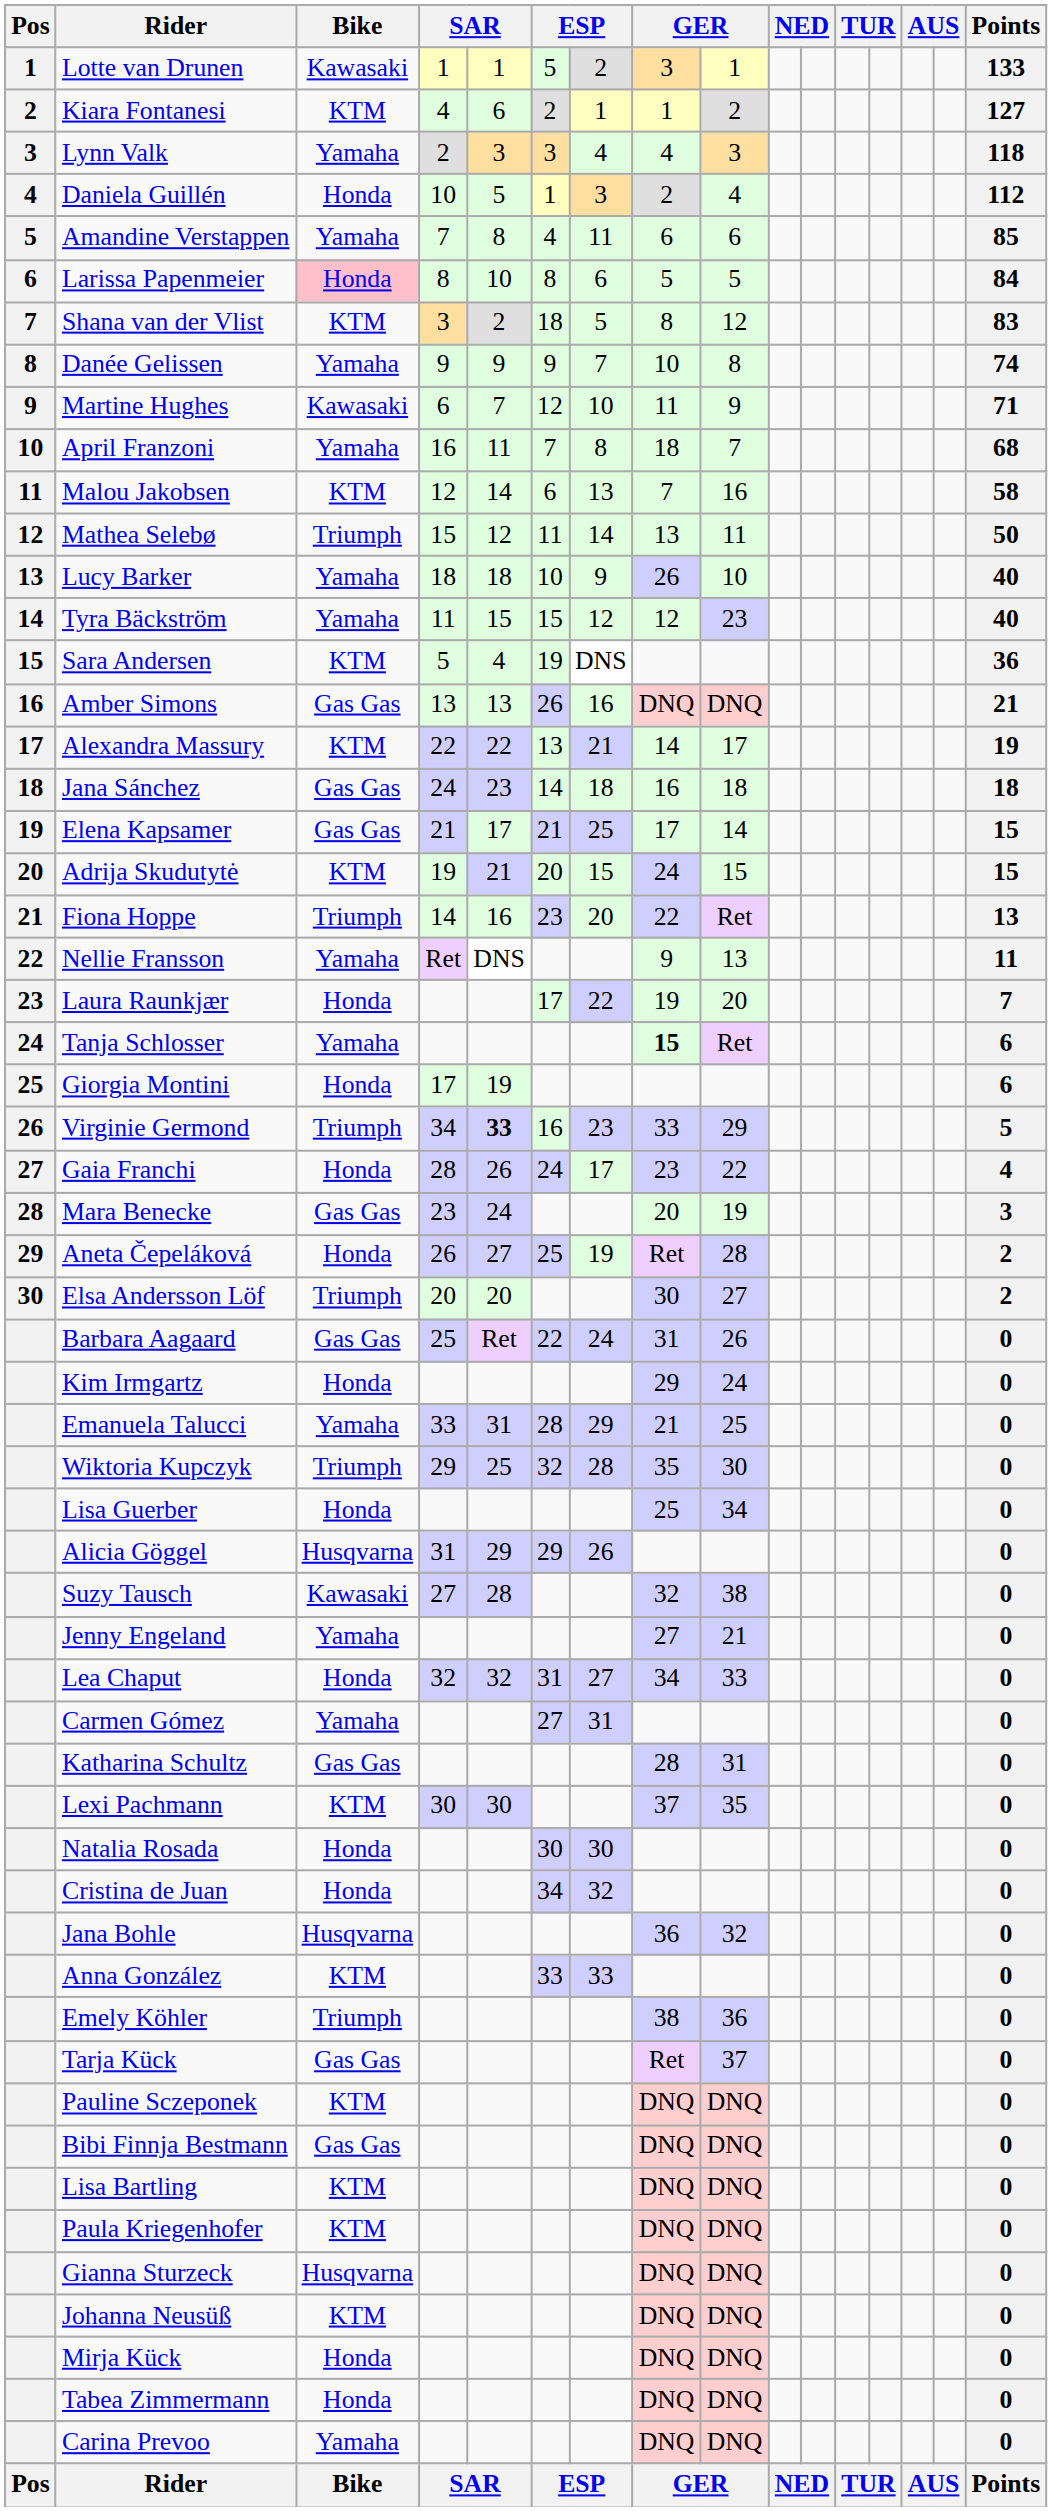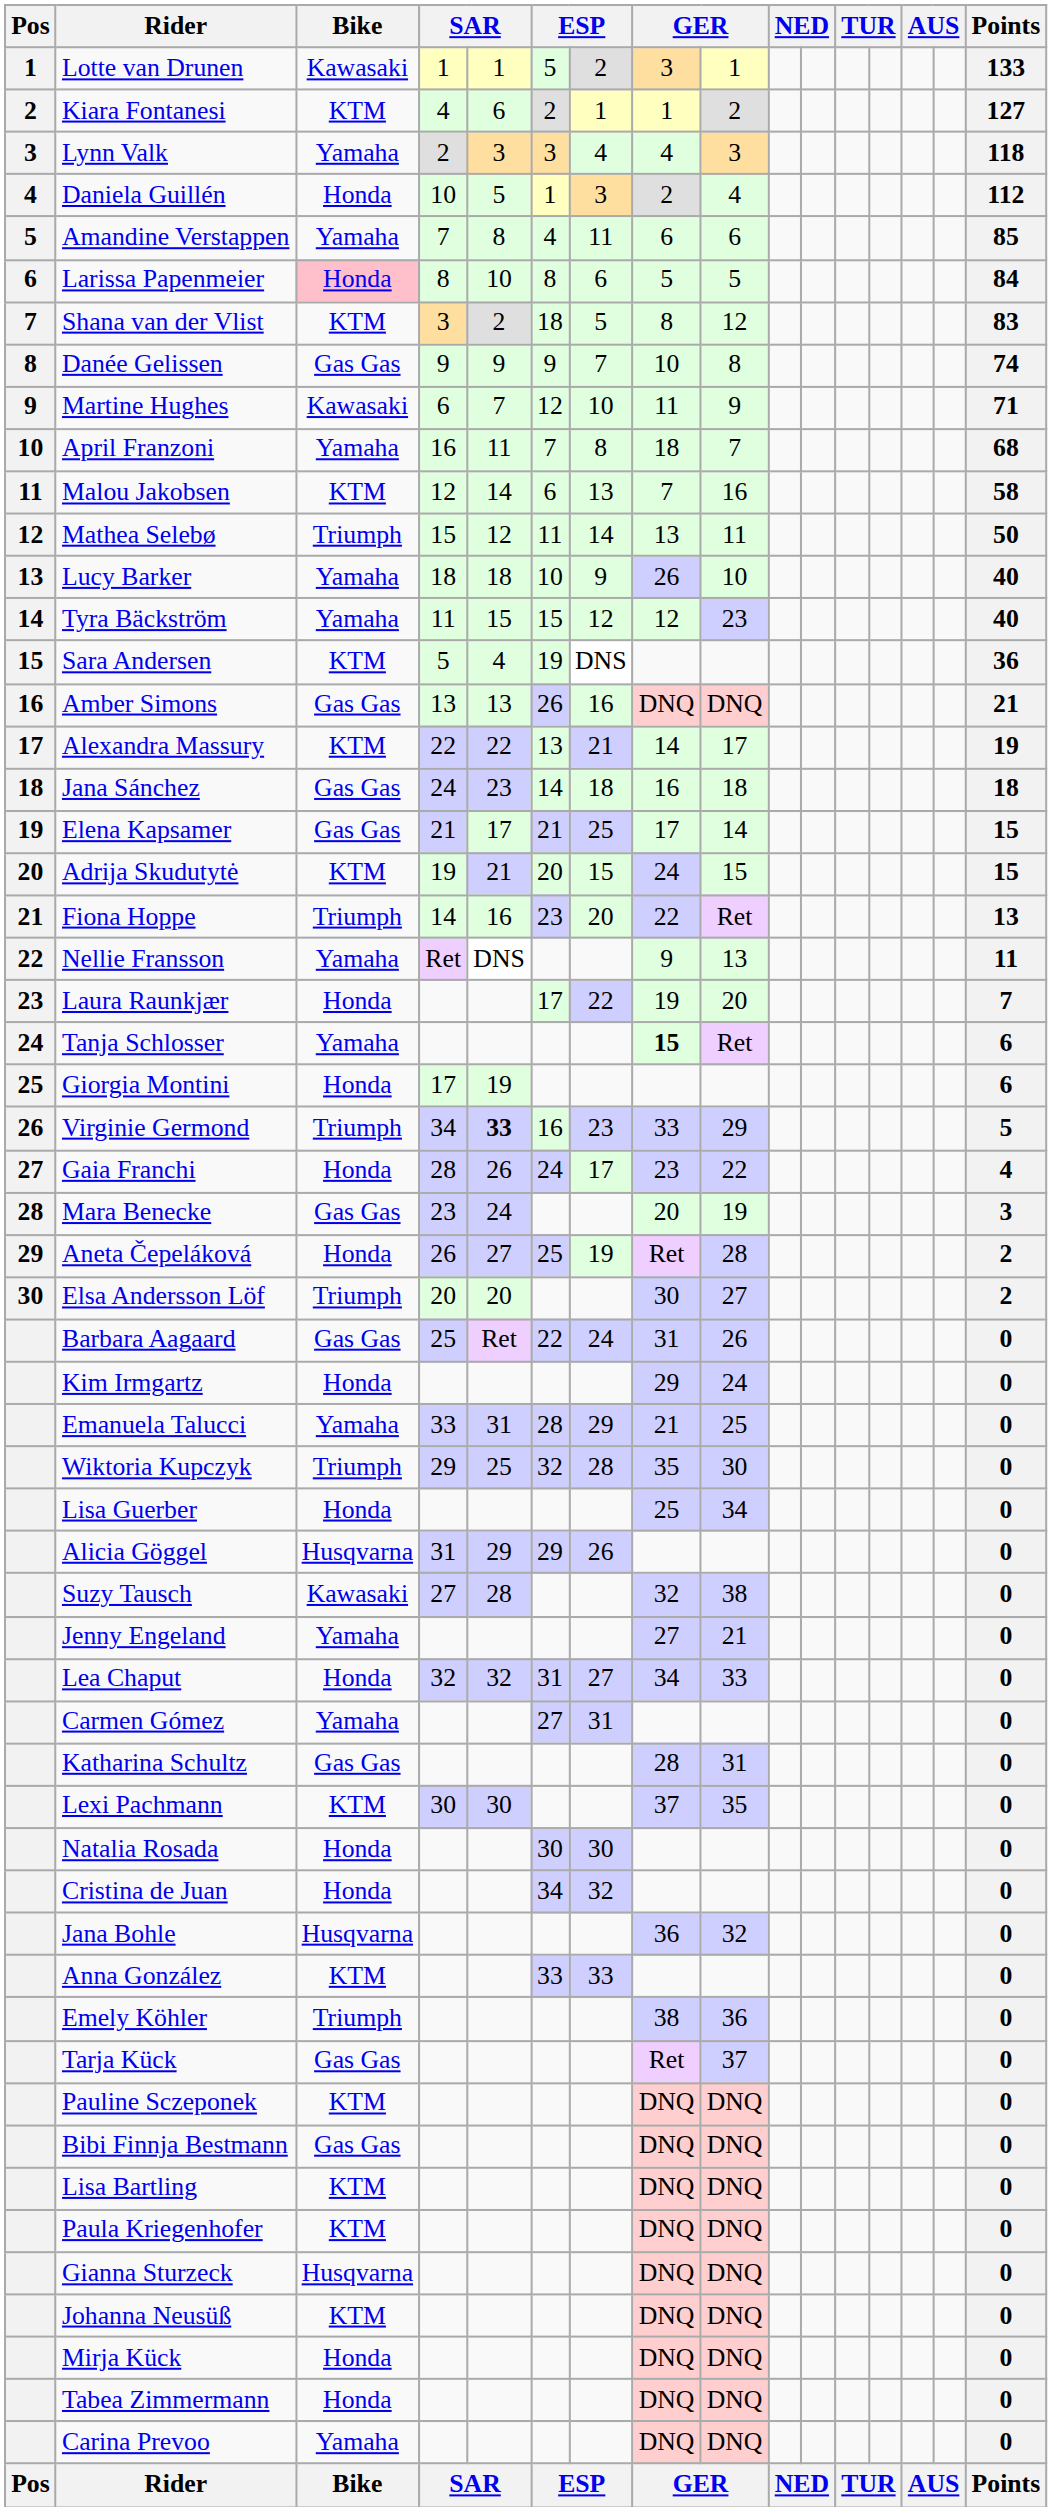(357, 364) Yamaha -> (357, 364) Gas Gas
